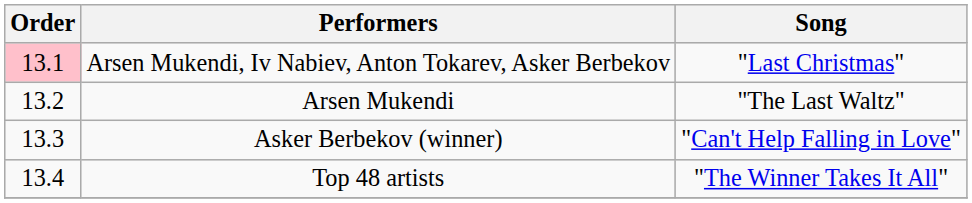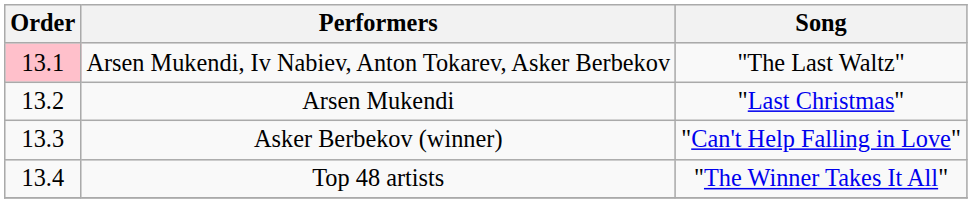(821, 62) "Last Christmas" -> (821, 62) "The Last Waltz"
(821, 100) "The Last Waltz" -> (821, 100) "Last Christmas"
